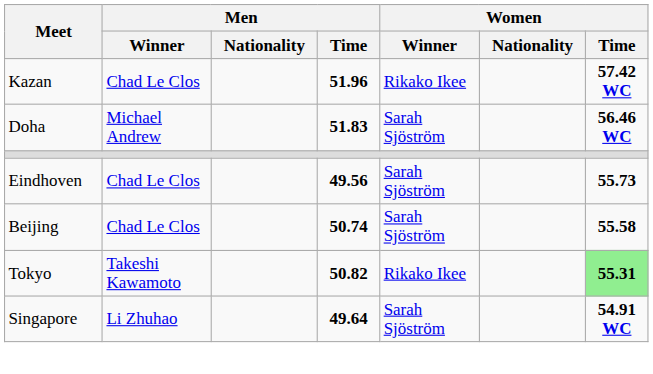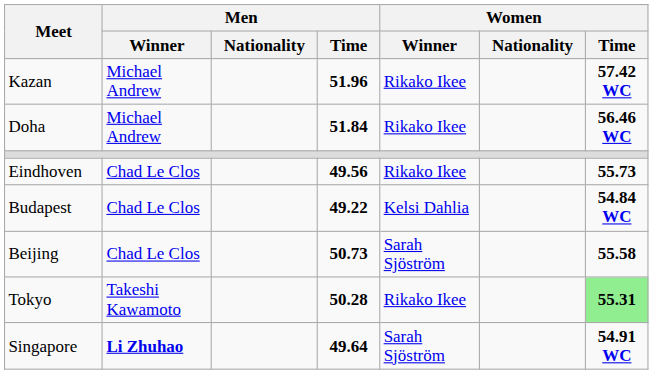(153, 81) Chad Le Clos -> (134, 81) Michael Andrew
(349, 127) 51.83 -> (349, 127) 51.84
(414, 127) Sarah Sjöström -> (425, 127) Rikako Ikee
(414, 181) Sarah Sjöström -> (425, 171) Rikako Ikee
+ row: (40, 207)
(349, 227) 50.74 -> (349, 253) 50.73
(349, 273) 50.82 -> (349, 299) 50.28
(142, 318) normal -> (145, 345) bold
